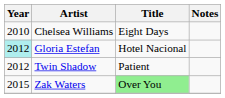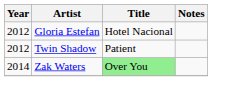- row: (74, 31)
(18, 48) paleturquoise background -> (18, 31) no background
(18, 84) 2015 -> (18, 66) 2014
